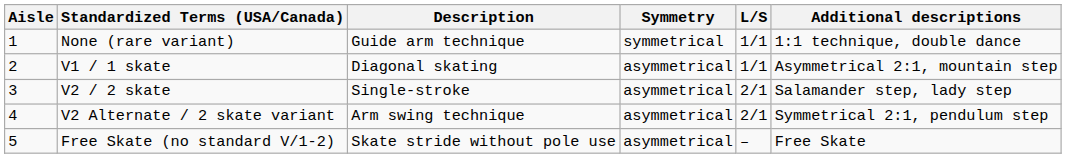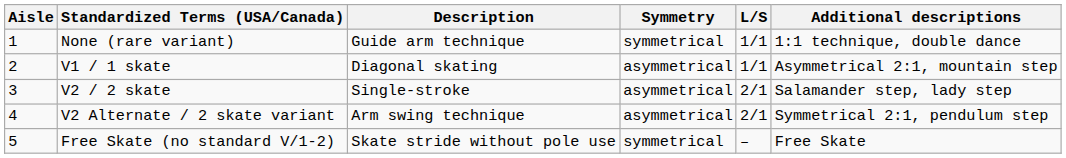(678, 141) asymmetrical -> (673, 141) symmetrical
